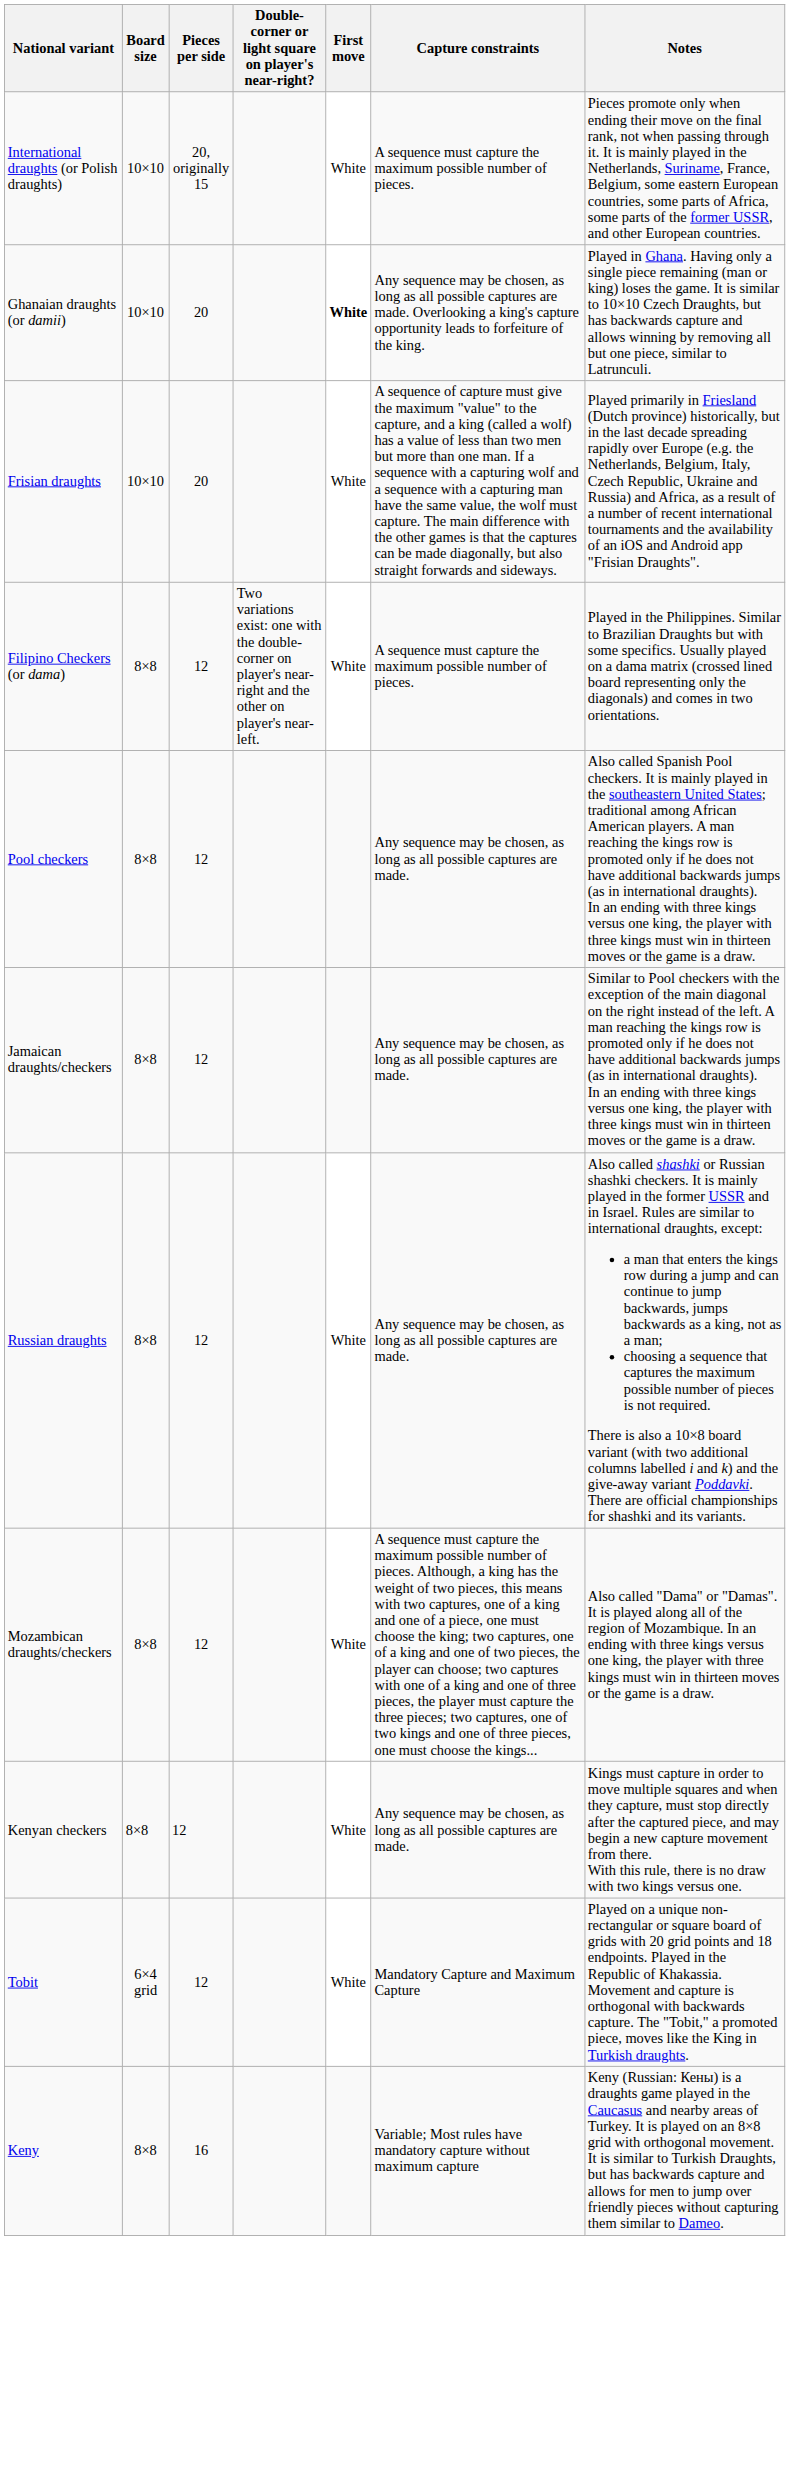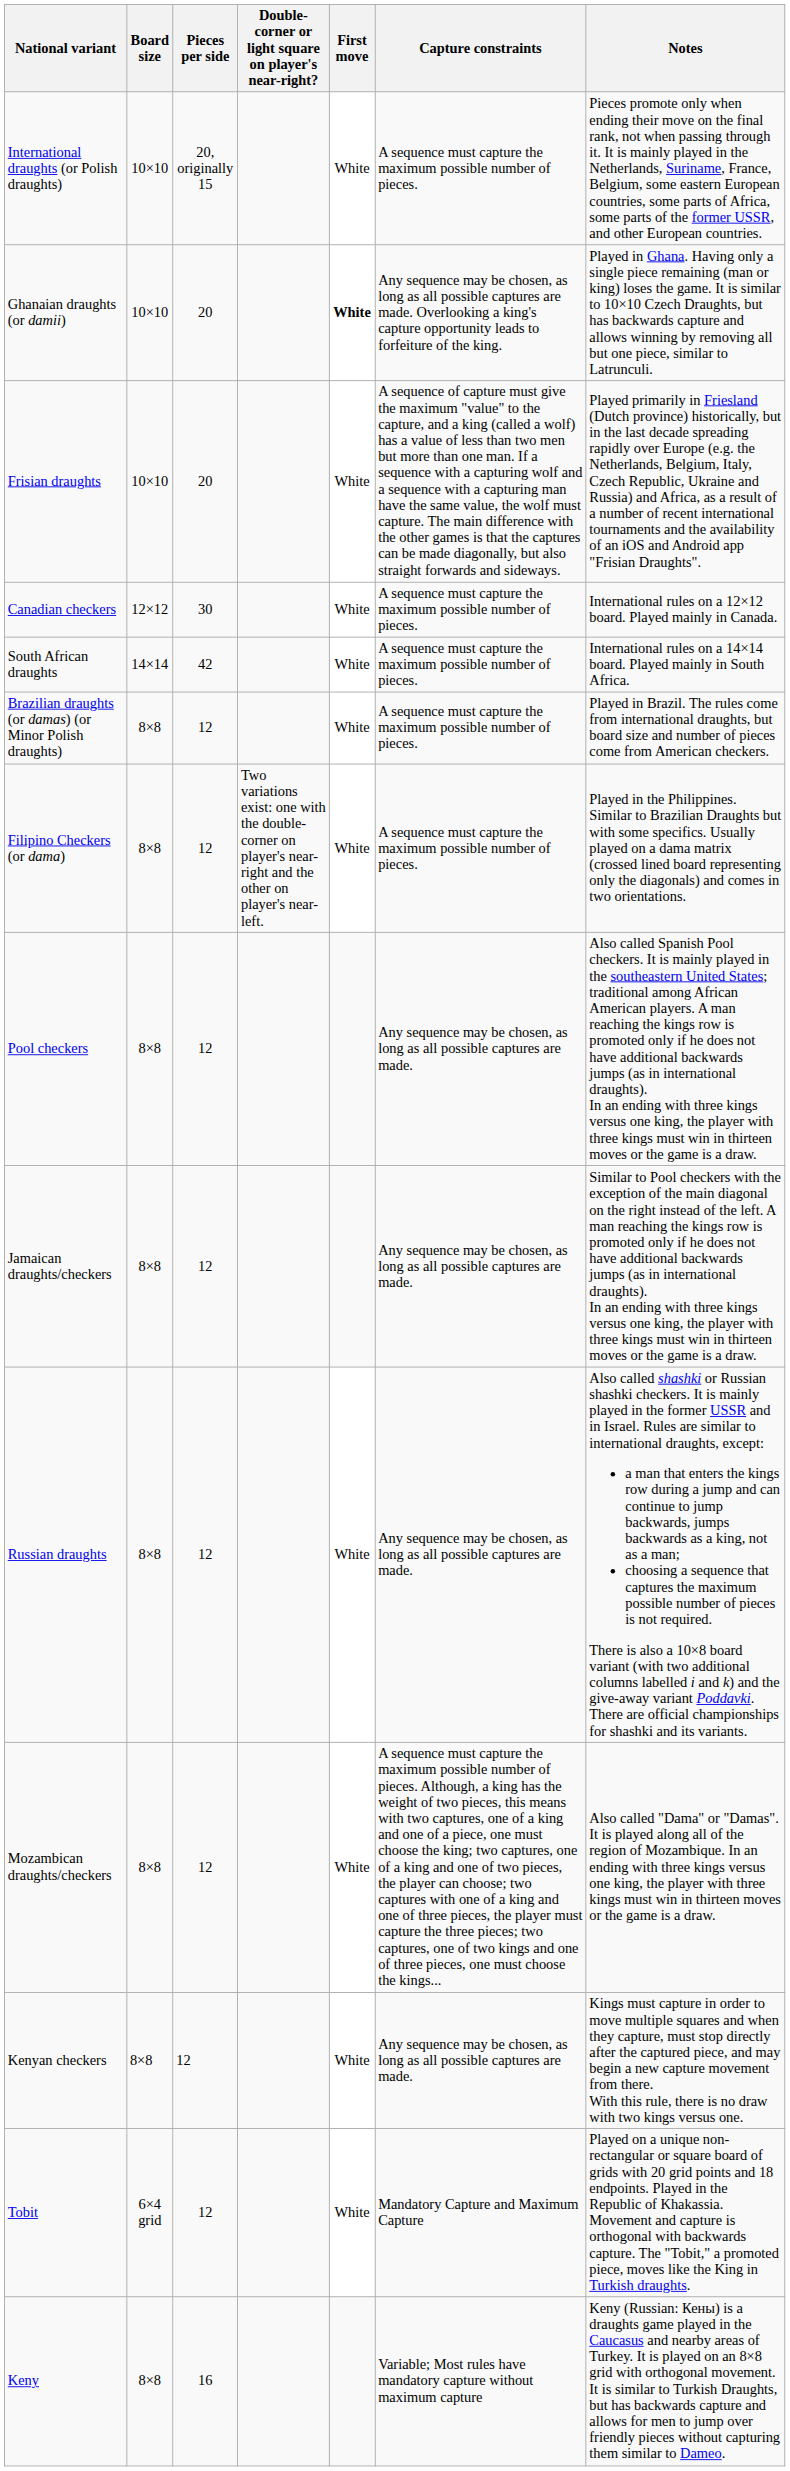+ row: (62, 609)
+ row: (48, 664)
+ row: (61, 728)
